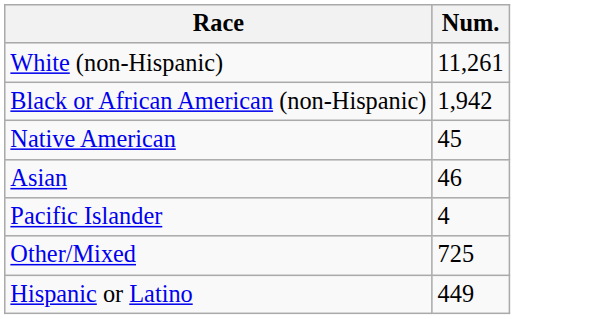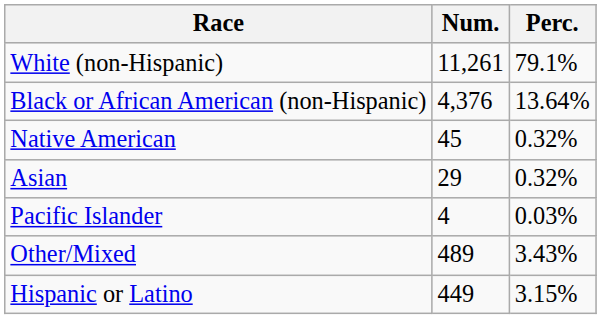+ column: (552, 23)
(465, 100) 1,942 -> (465, 100) 4,376
(450, 178) 46 -> (450, 178) 29
(456, 255) 725 -> (456, 255) 489
